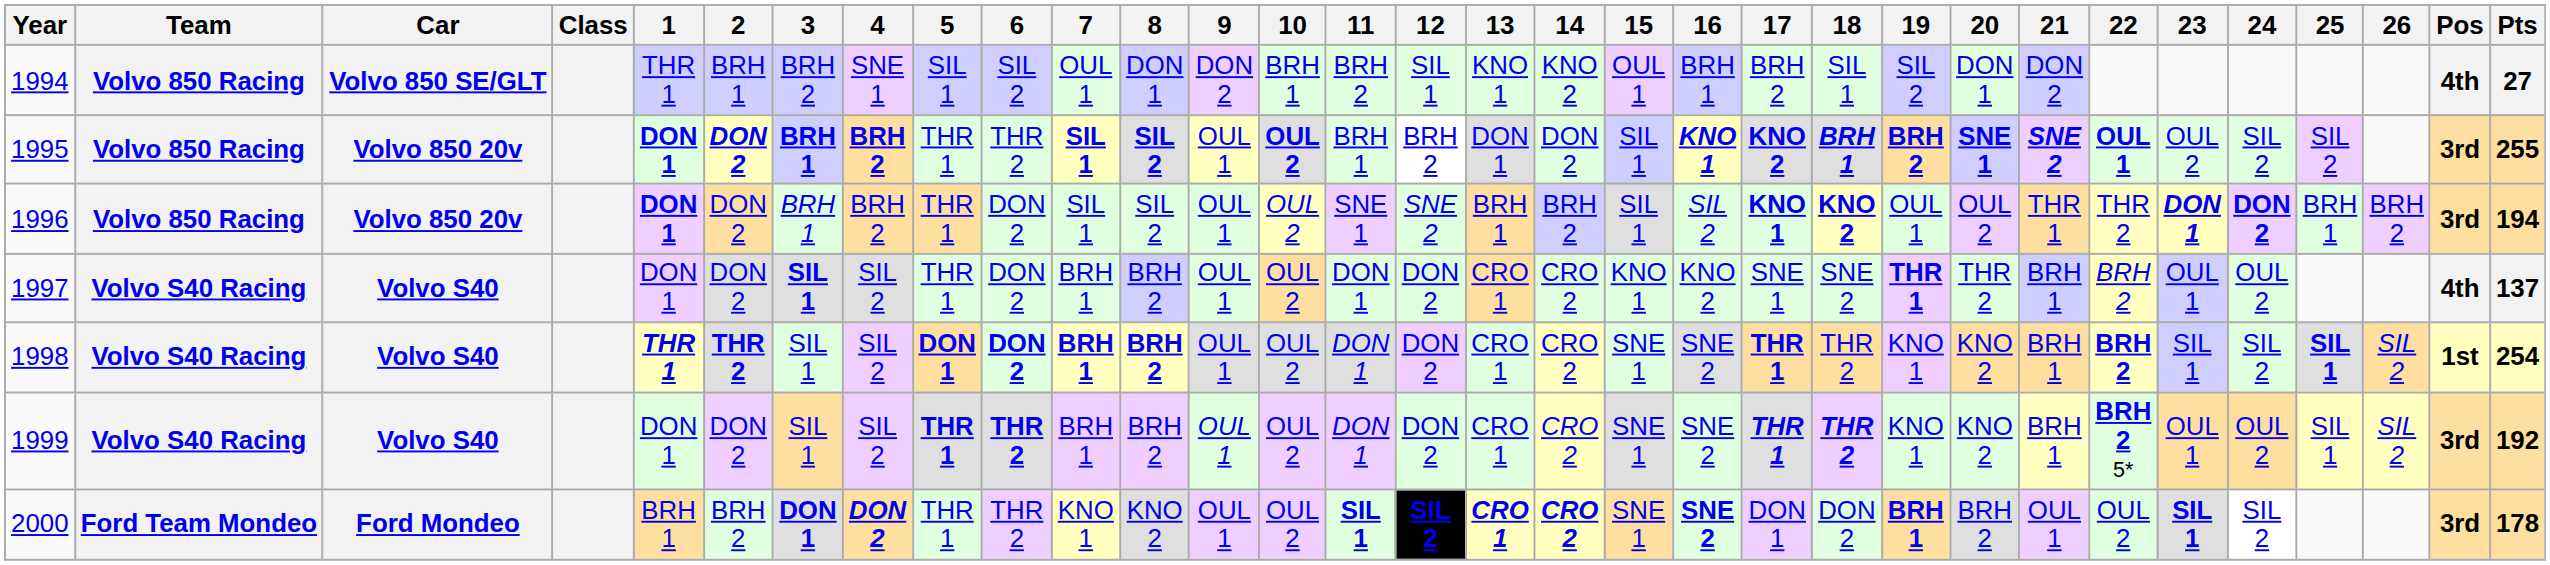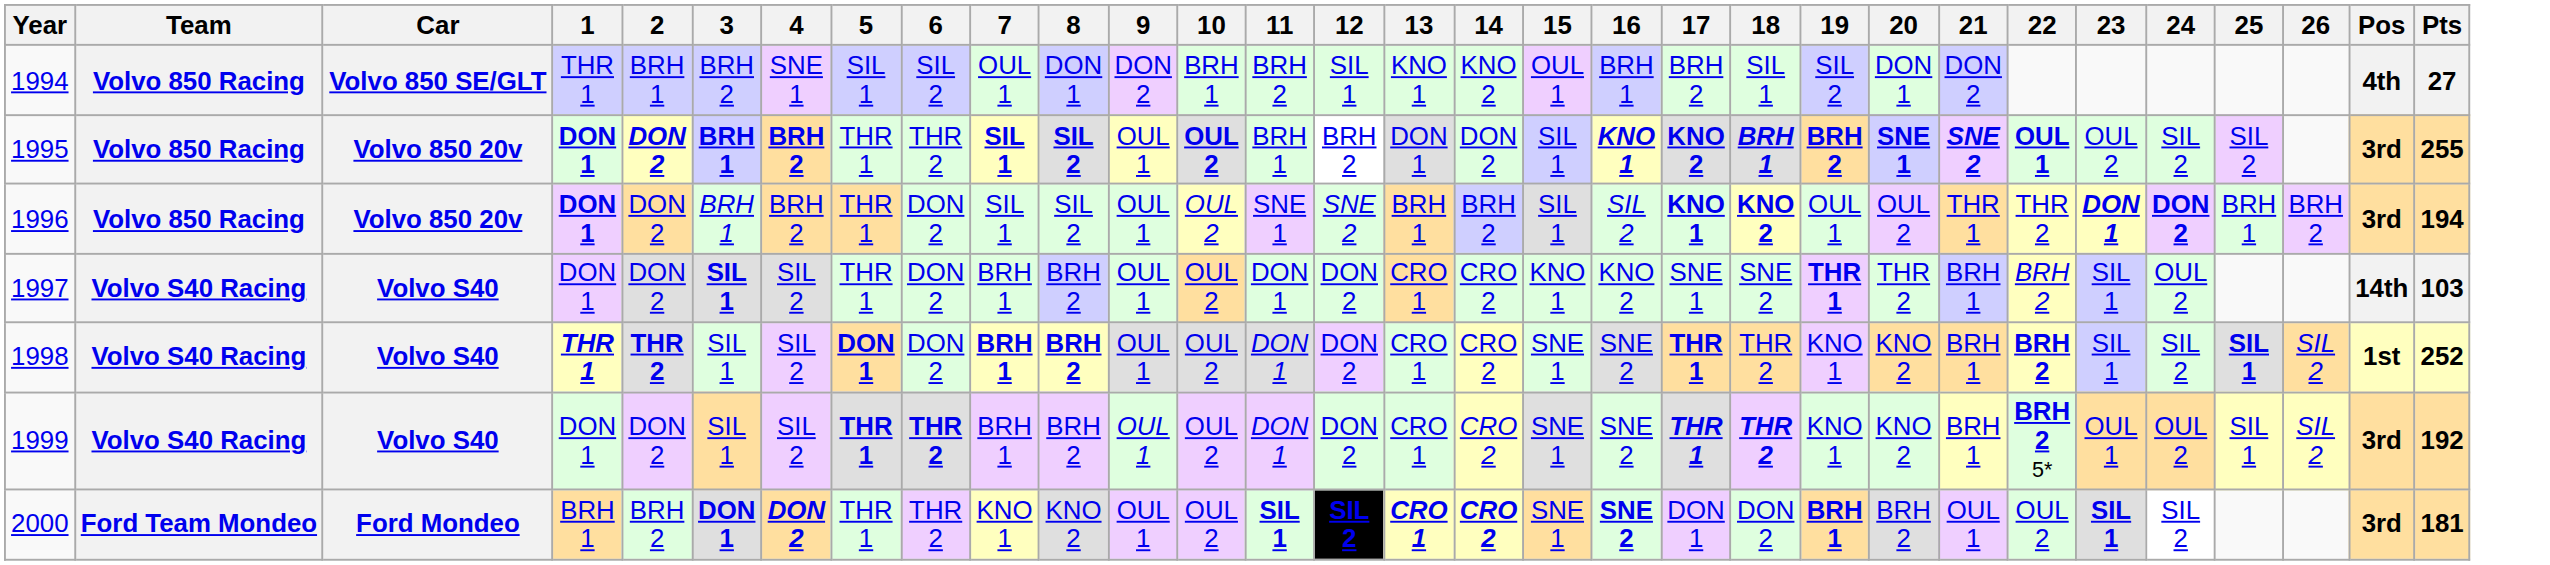- column: (593, 25)
(2192, 288) OUL 1 -> (2111, 288) SIL 1
(2460, 288) 4th -> (2382, 288) 14th
(2518, 288) 137 -> (2442, 288) 103
(1017, 357) bold -> (936, 357) normal
(2518, 357) 254 -> (2442, 357) 252
(2518, 524) 178 -> (2442, 524) 181
